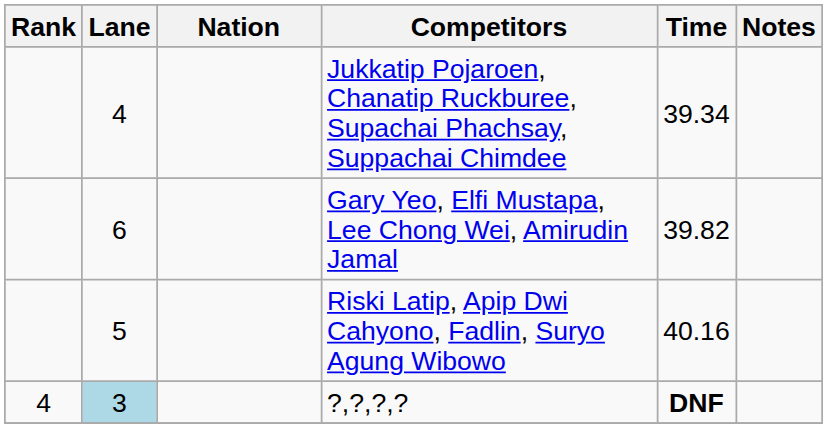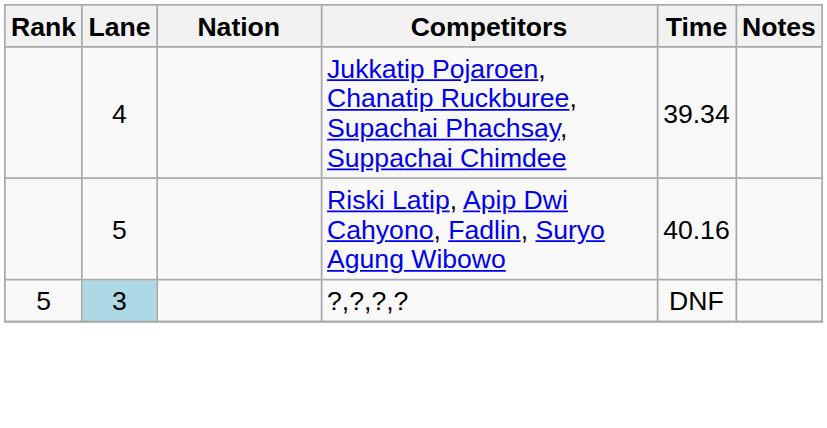- row: (478, 229)
(44, 403) 4 -> (44, 301) 5
(696, 403) bold -> (696, 301) normal
